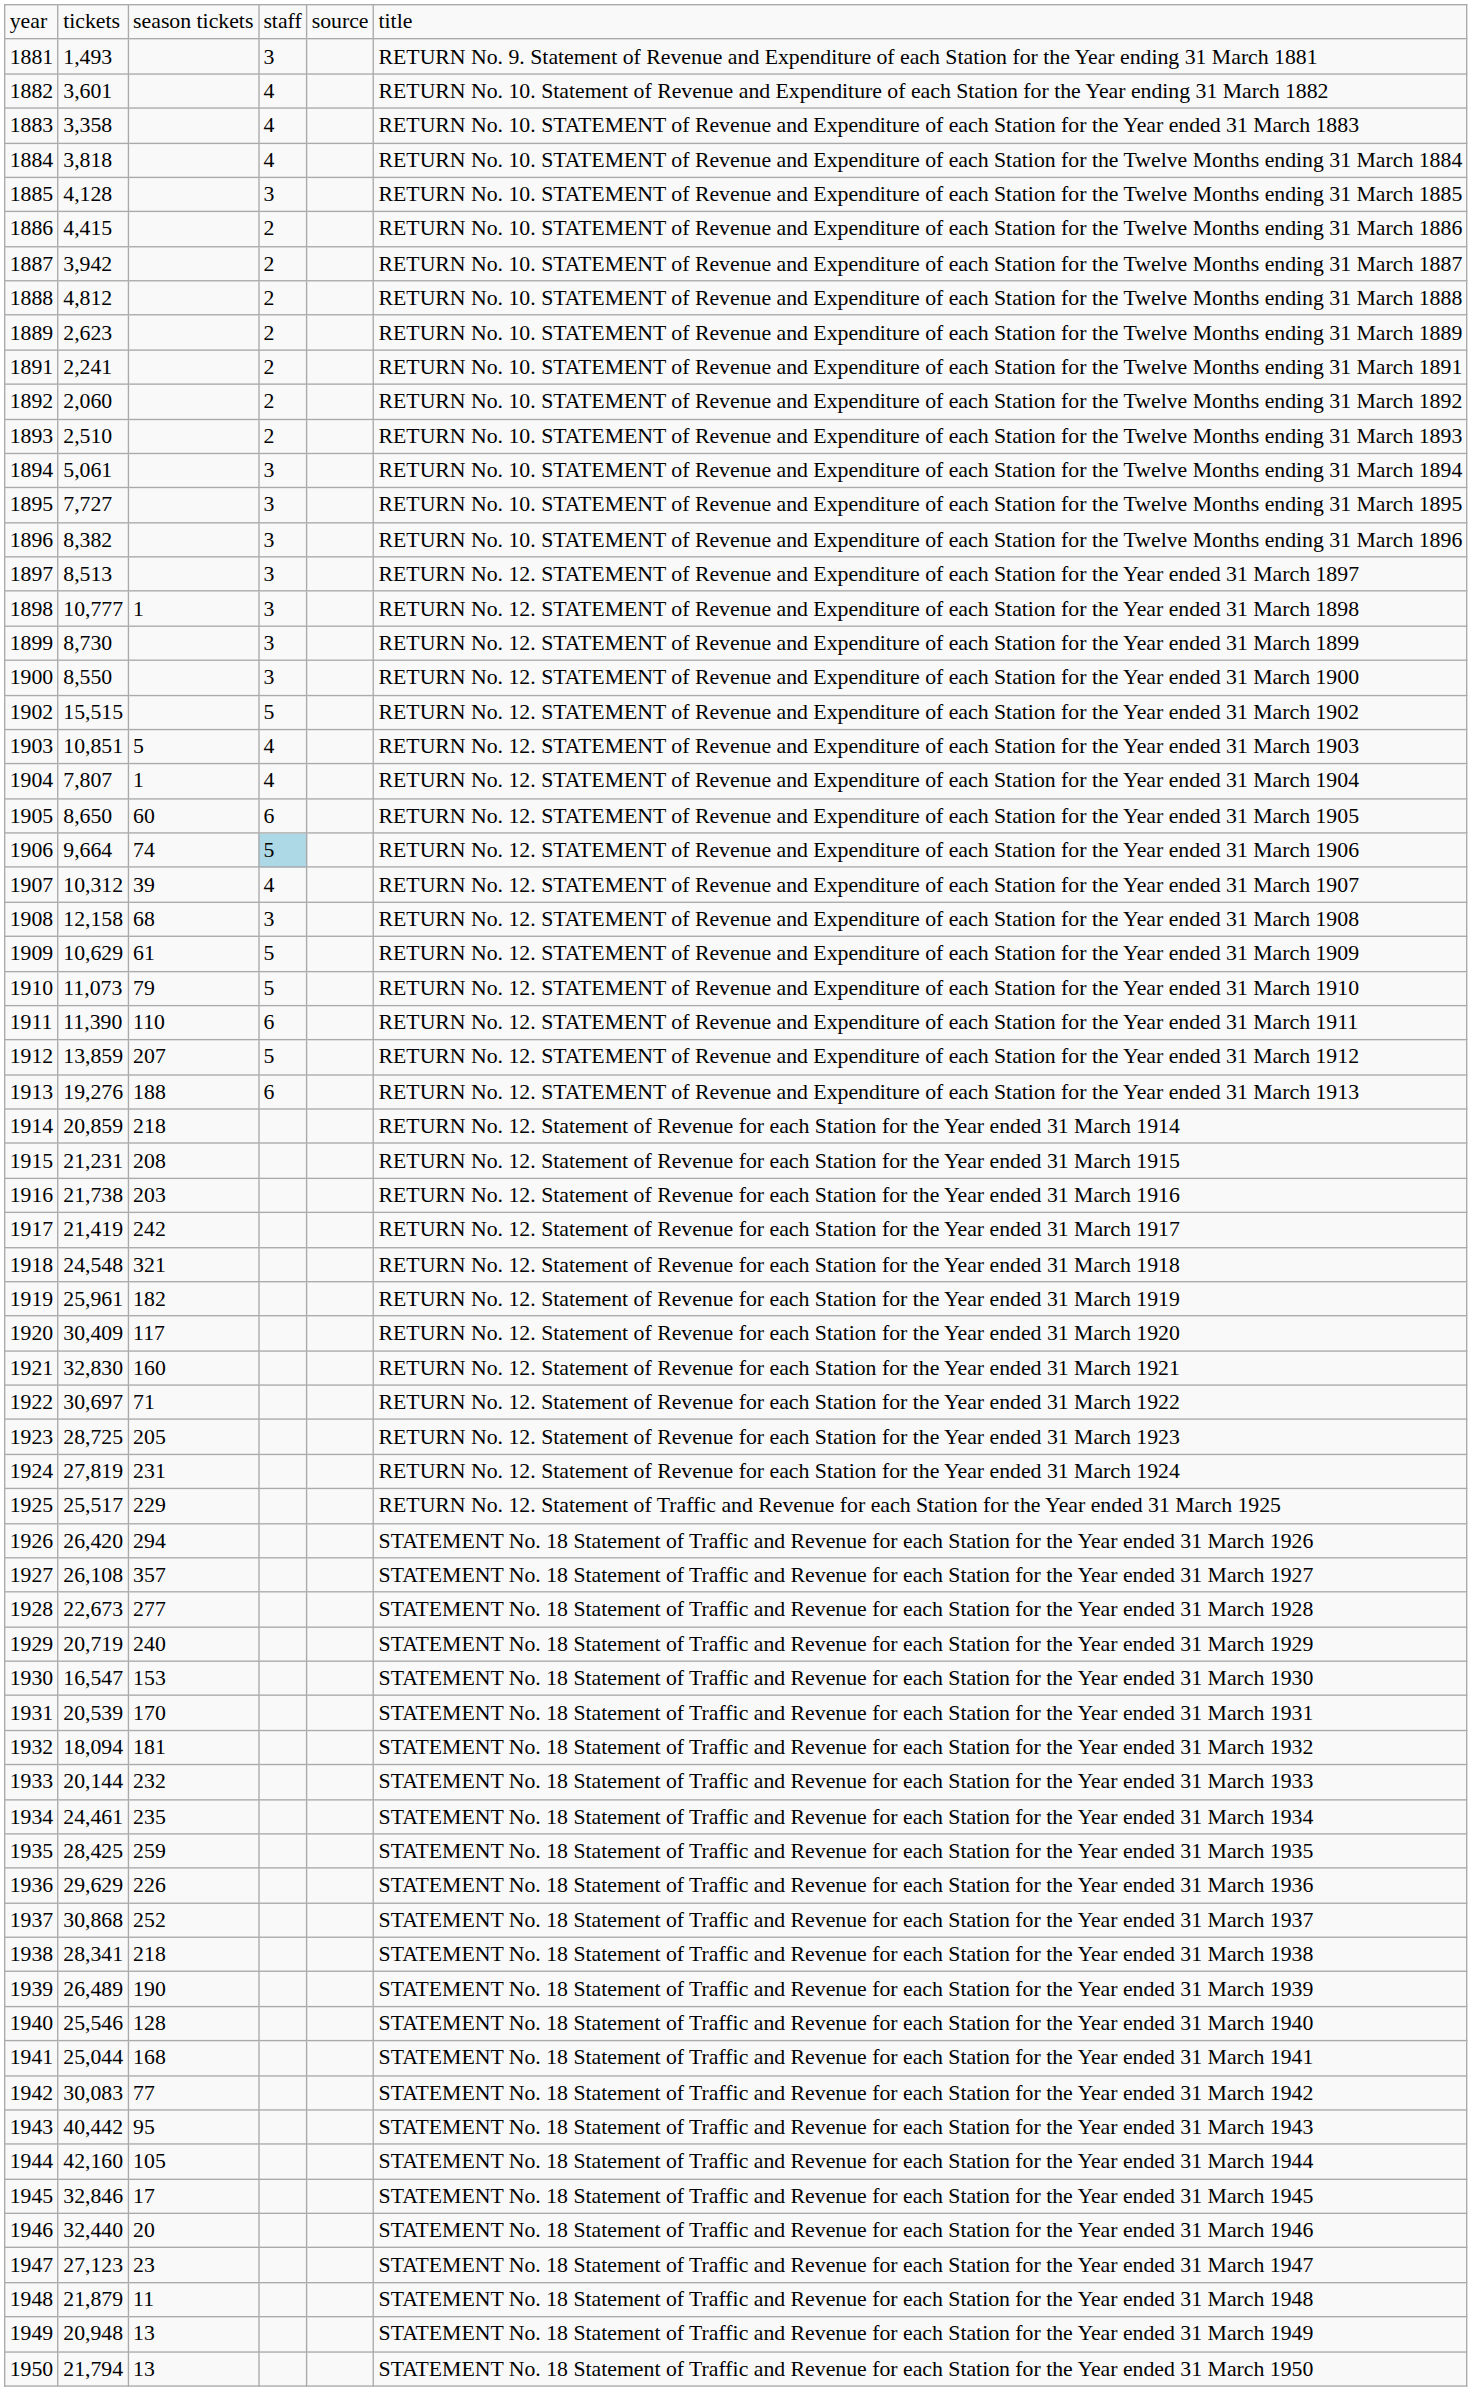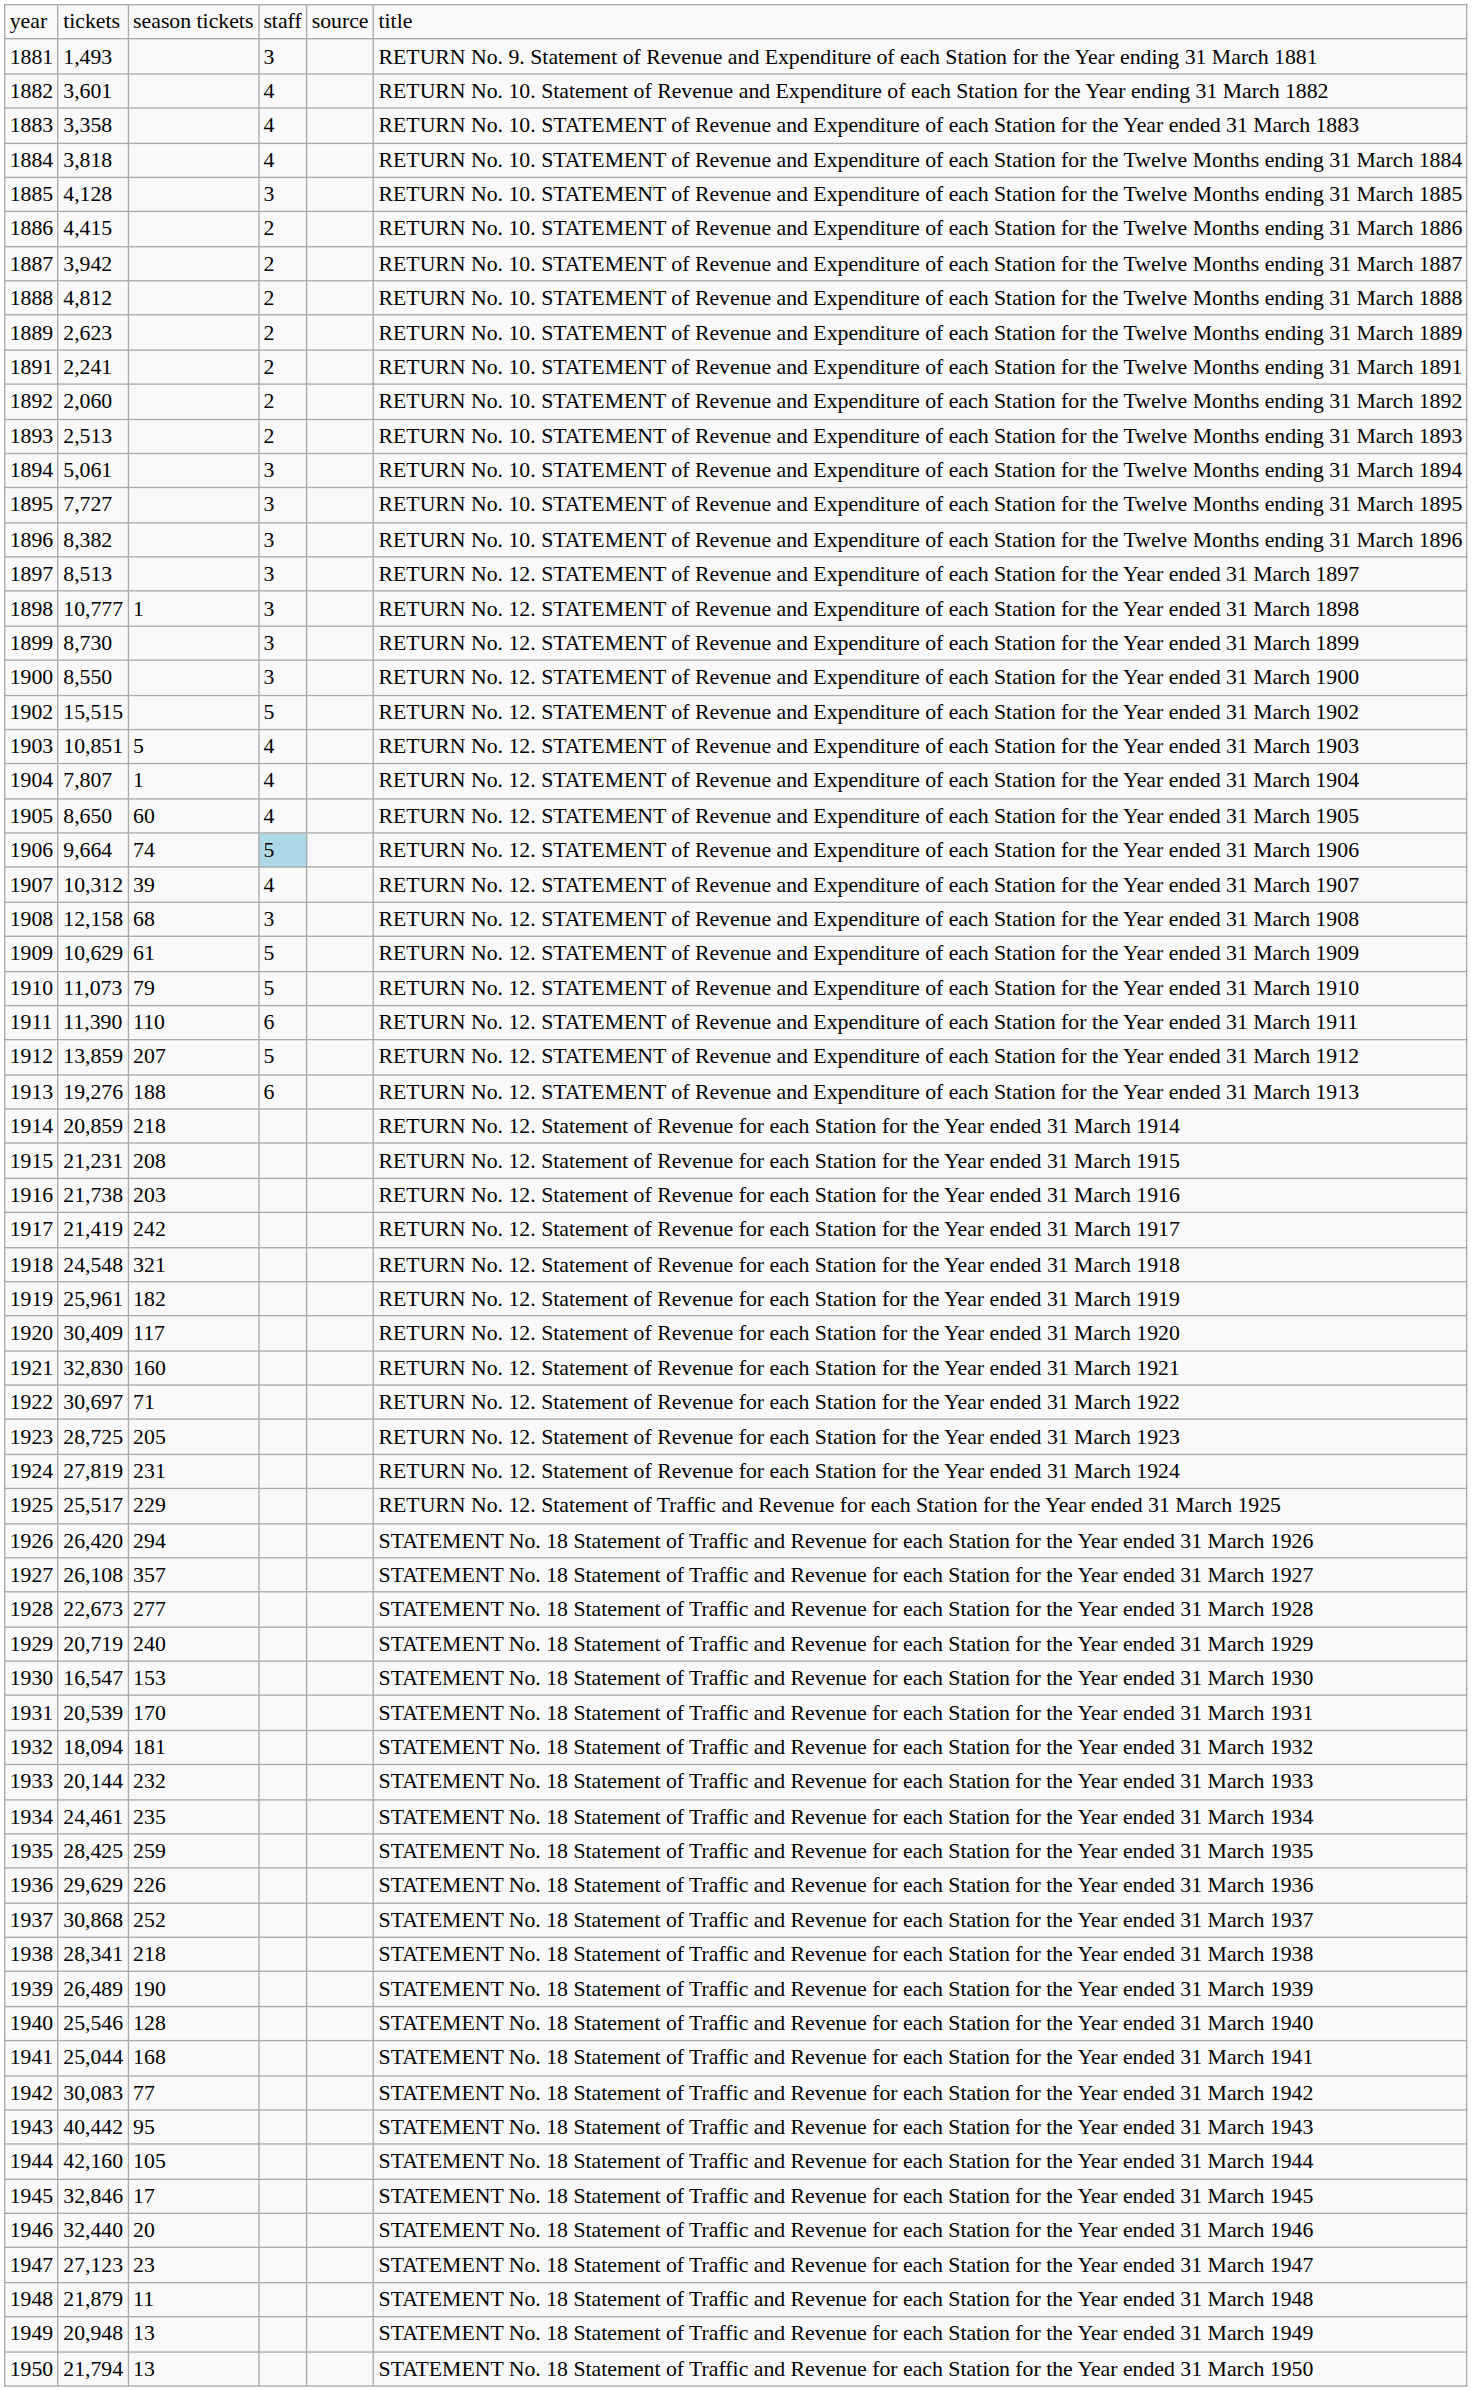(88, 435) 2,510 -> (88, 435) 2,513
(269, 815) 6 -> (269, 815) 4
